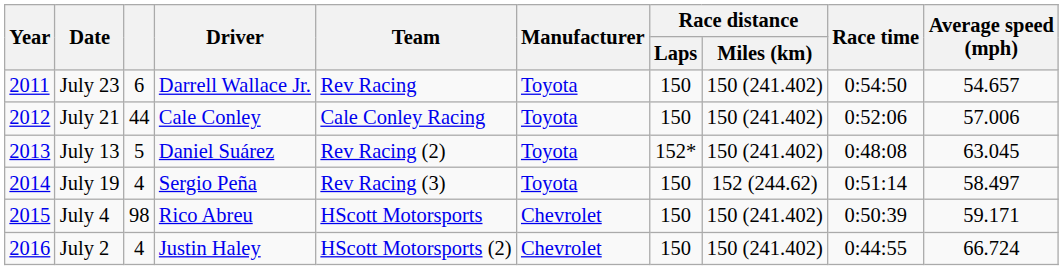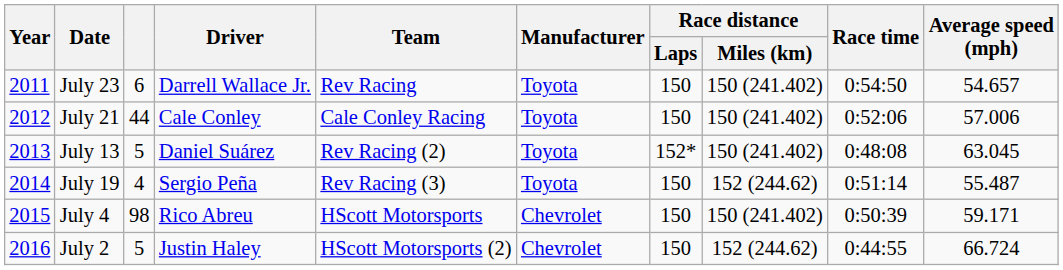(991, 183) 58.497 -> (991, 183) 55.487
(139, 248) 4 -> (139, 248) 5
(765, 248) 150 (241.402) -> (765, 248) 152 (244.62)
